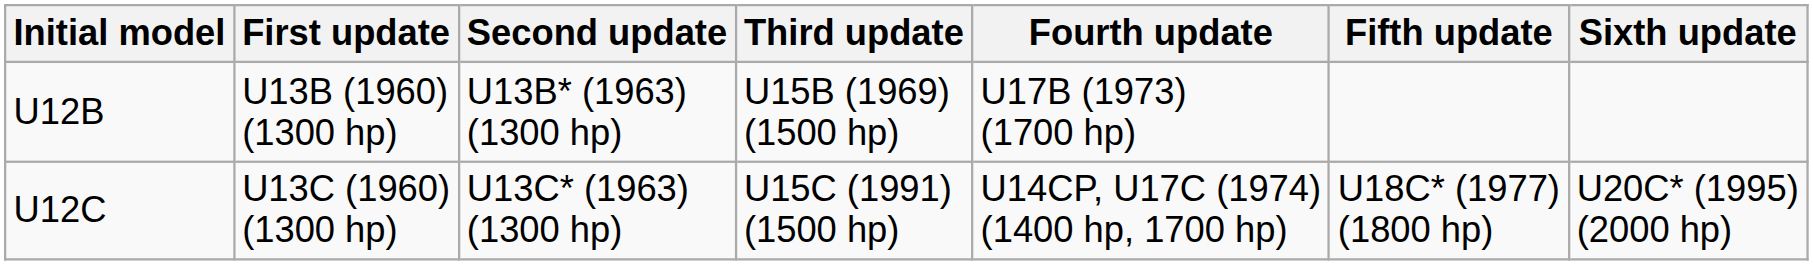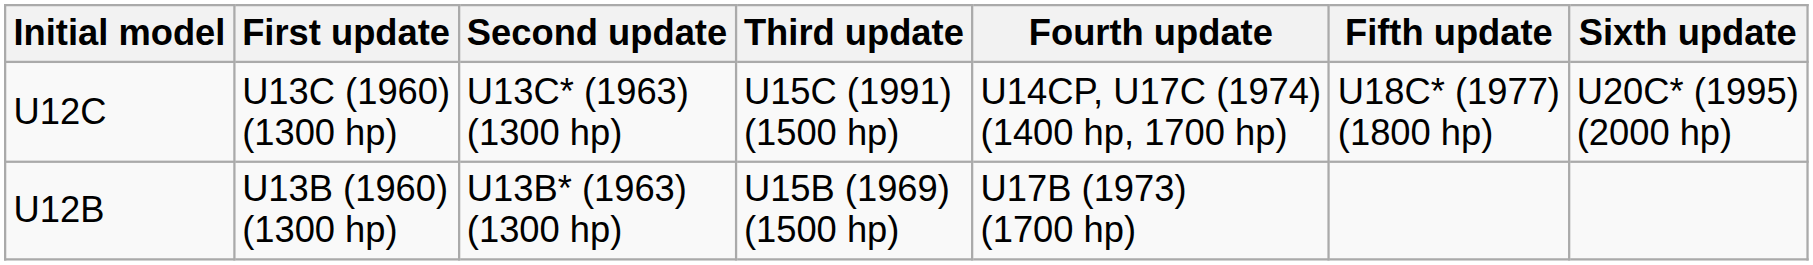rows swapped: (59, 111) <-> (60, 209)
